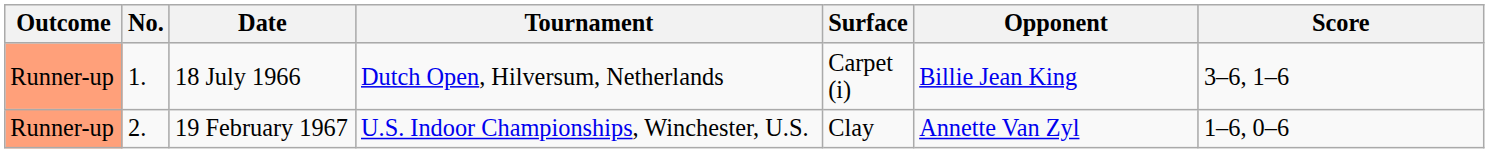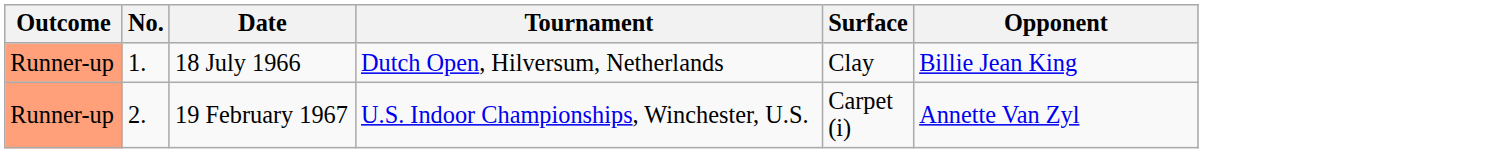- column: (1341, 23)
(861, 76) Carpet (i) -> (851, 62) Clay
(851, 128) Clay -> (861, 114) Carpet (i)
